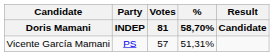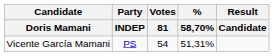(163, 43) 57 -> (163, 43) 54
